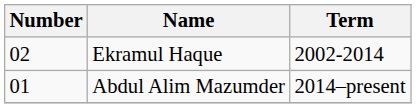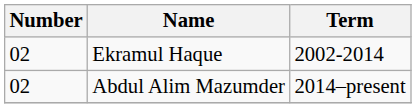(20, 86) 01 -> (20, 86) 02
